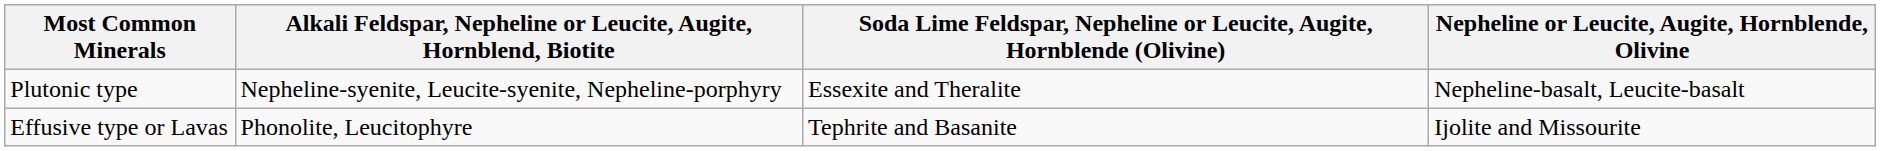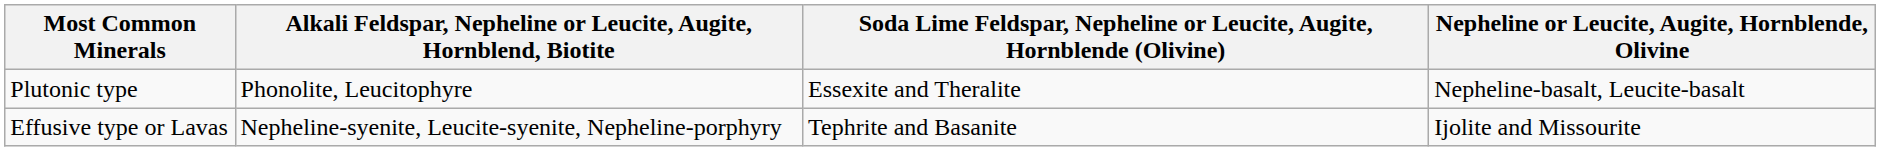(511, 88) Nepheline-syenite, Leucite-syenite, Nepheline-porphyry -> (357, 88) Phonolite, Leucitophyre
(357, 126) Phonolite, Leucitophyre -> (511, 126) Nepheline-syenite, Leucite-syenite, Nepheline-porphyry
